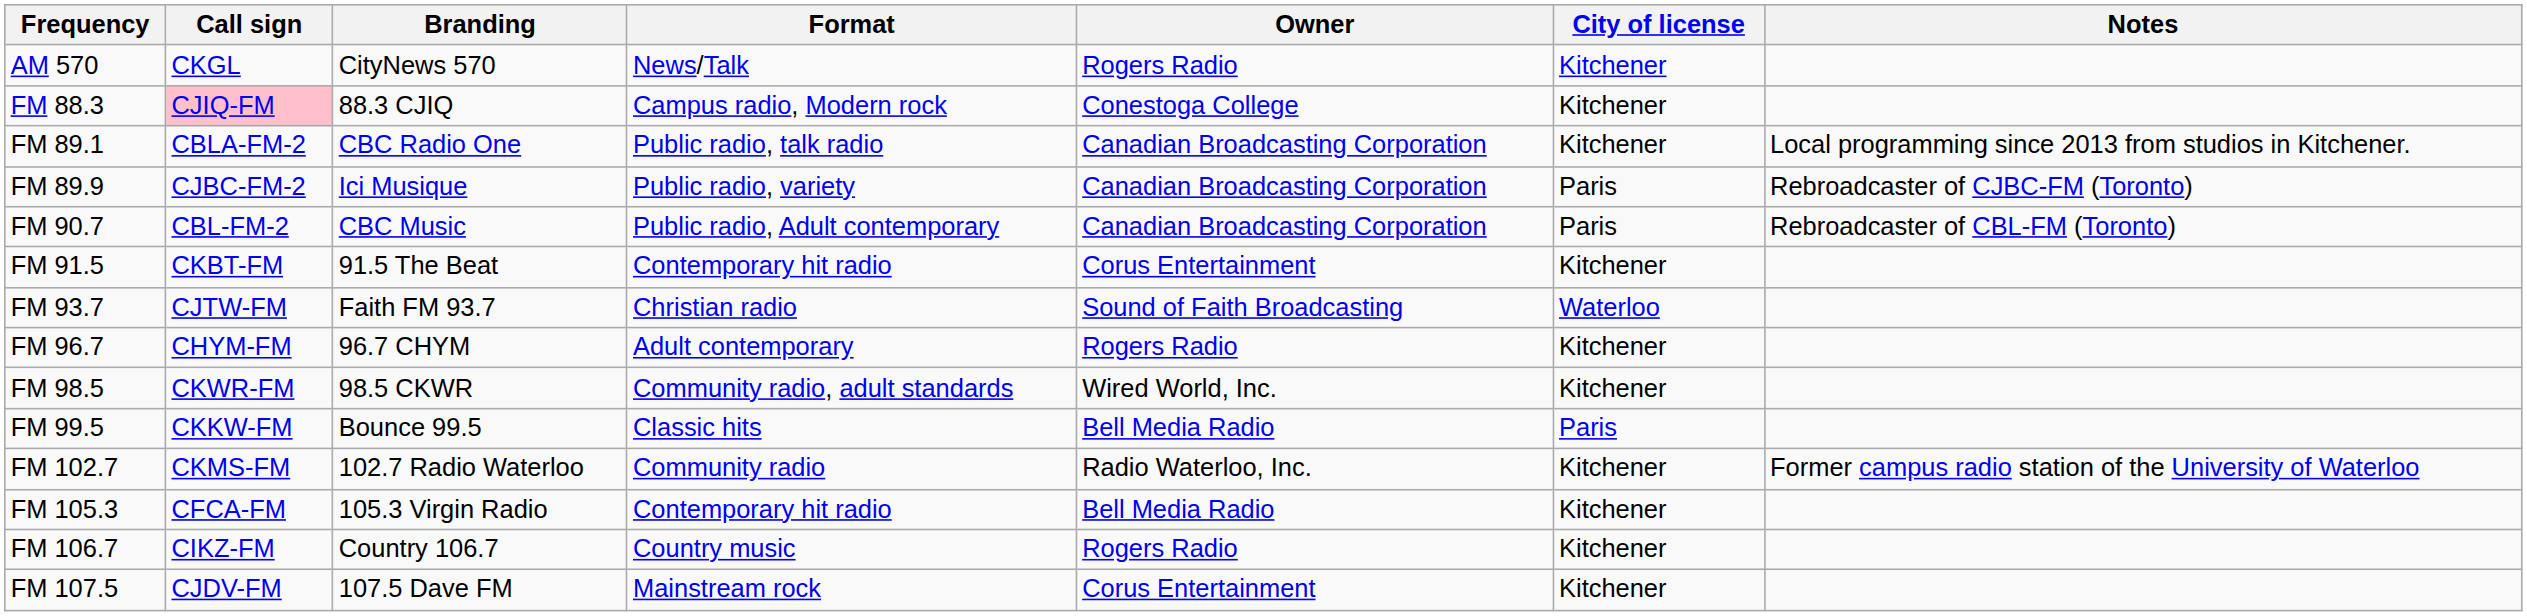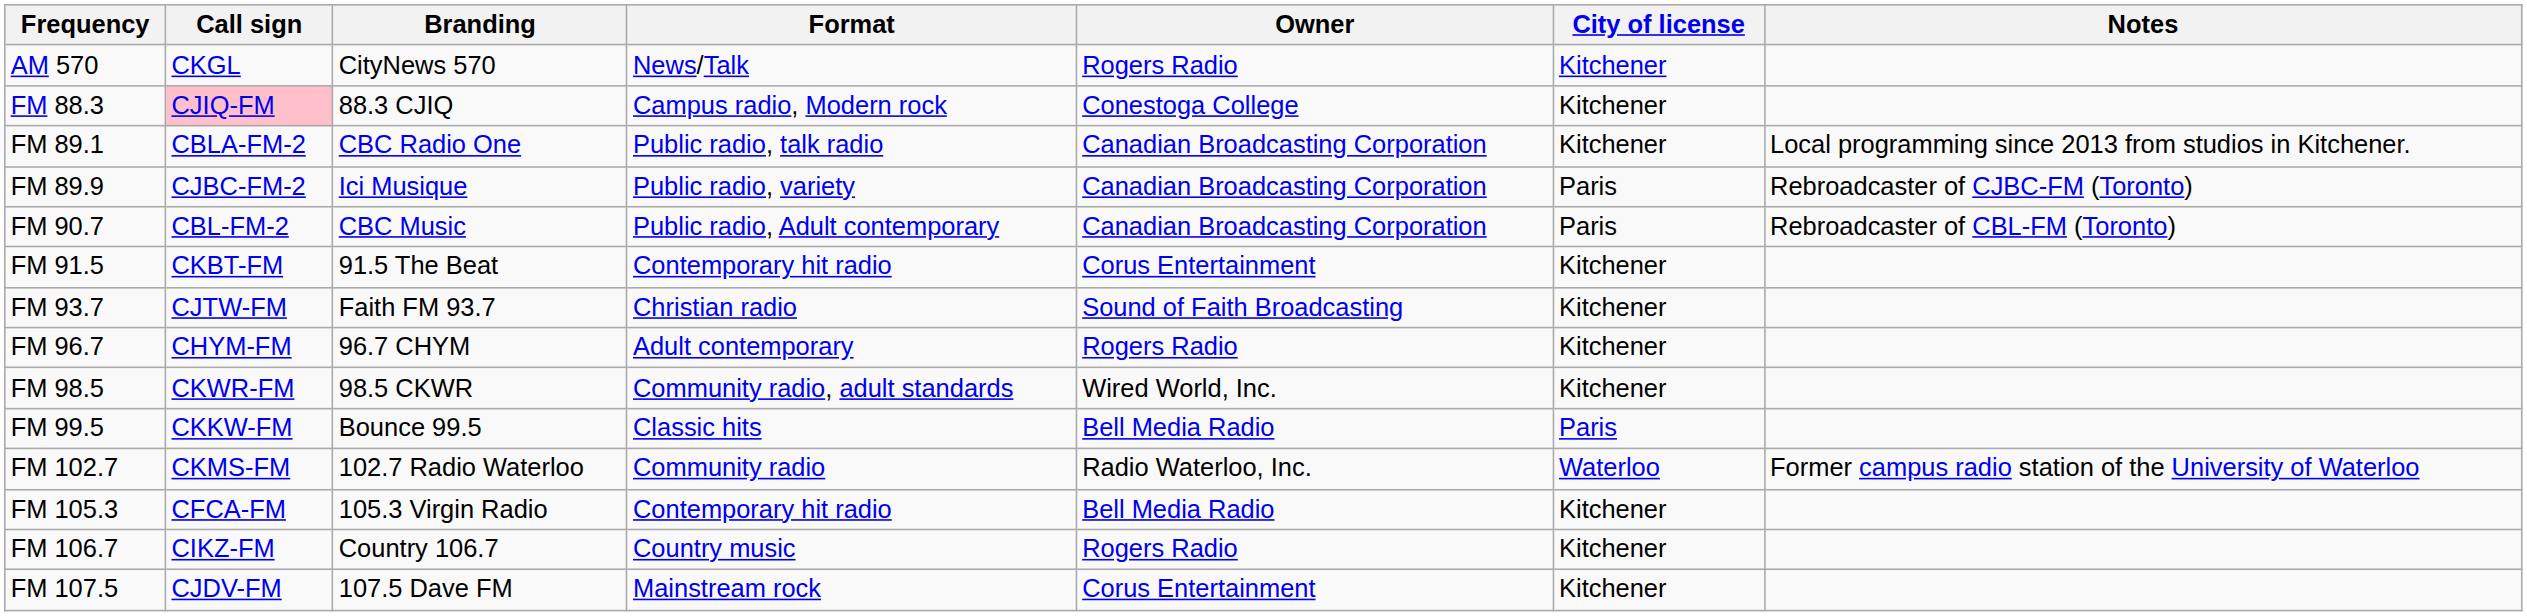(1609, 307) Waterloo -> (1613, 307) Kitchener
(1613, 468) Kitchener -> (1609, 468) Waterloo
